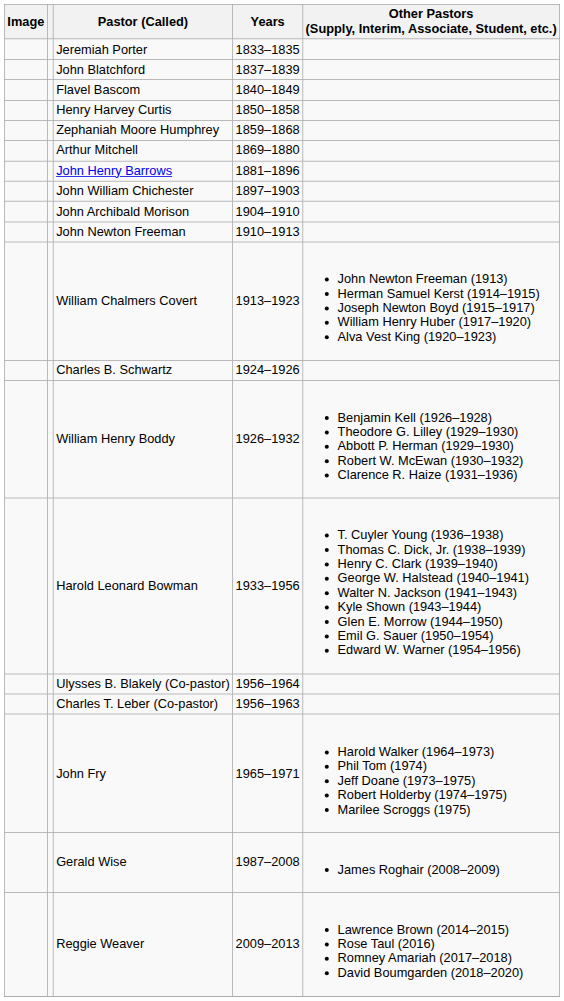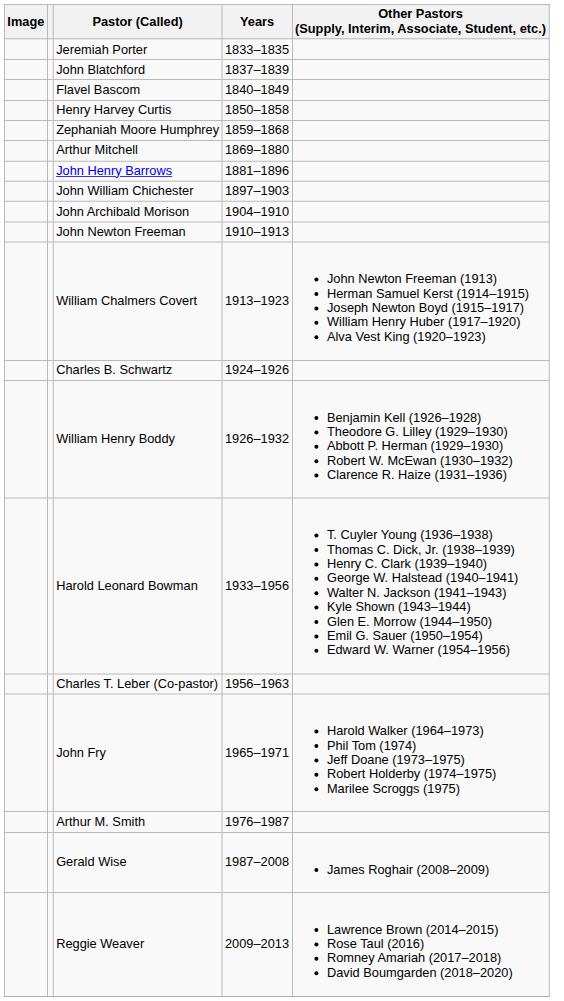- row: (143, 683)
+ row: (101, 822)
